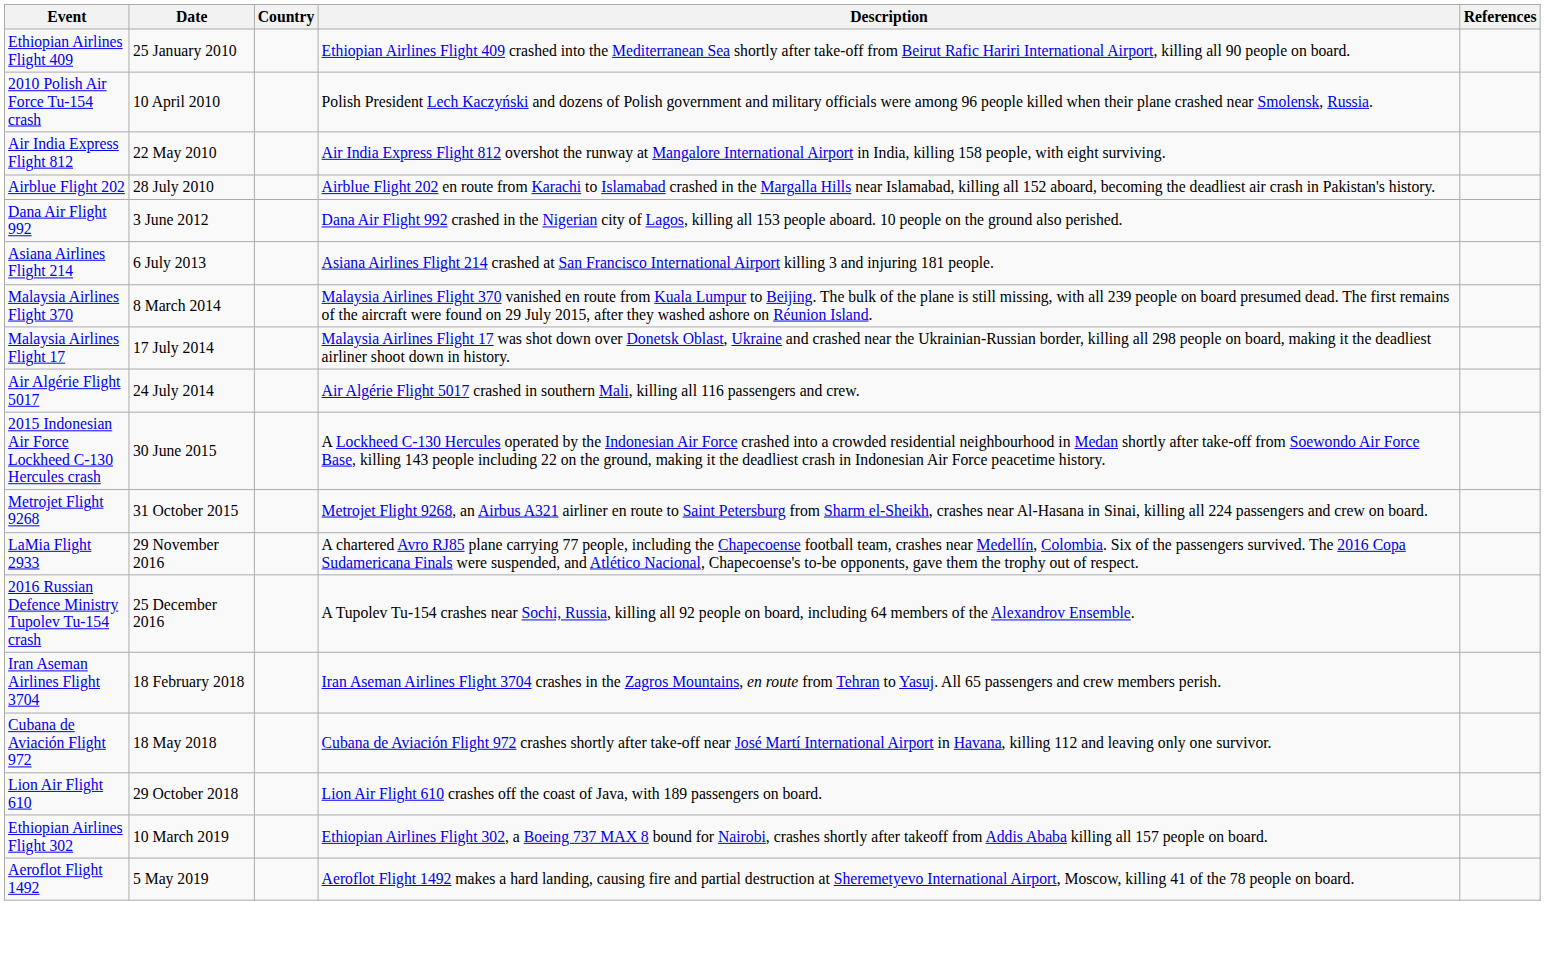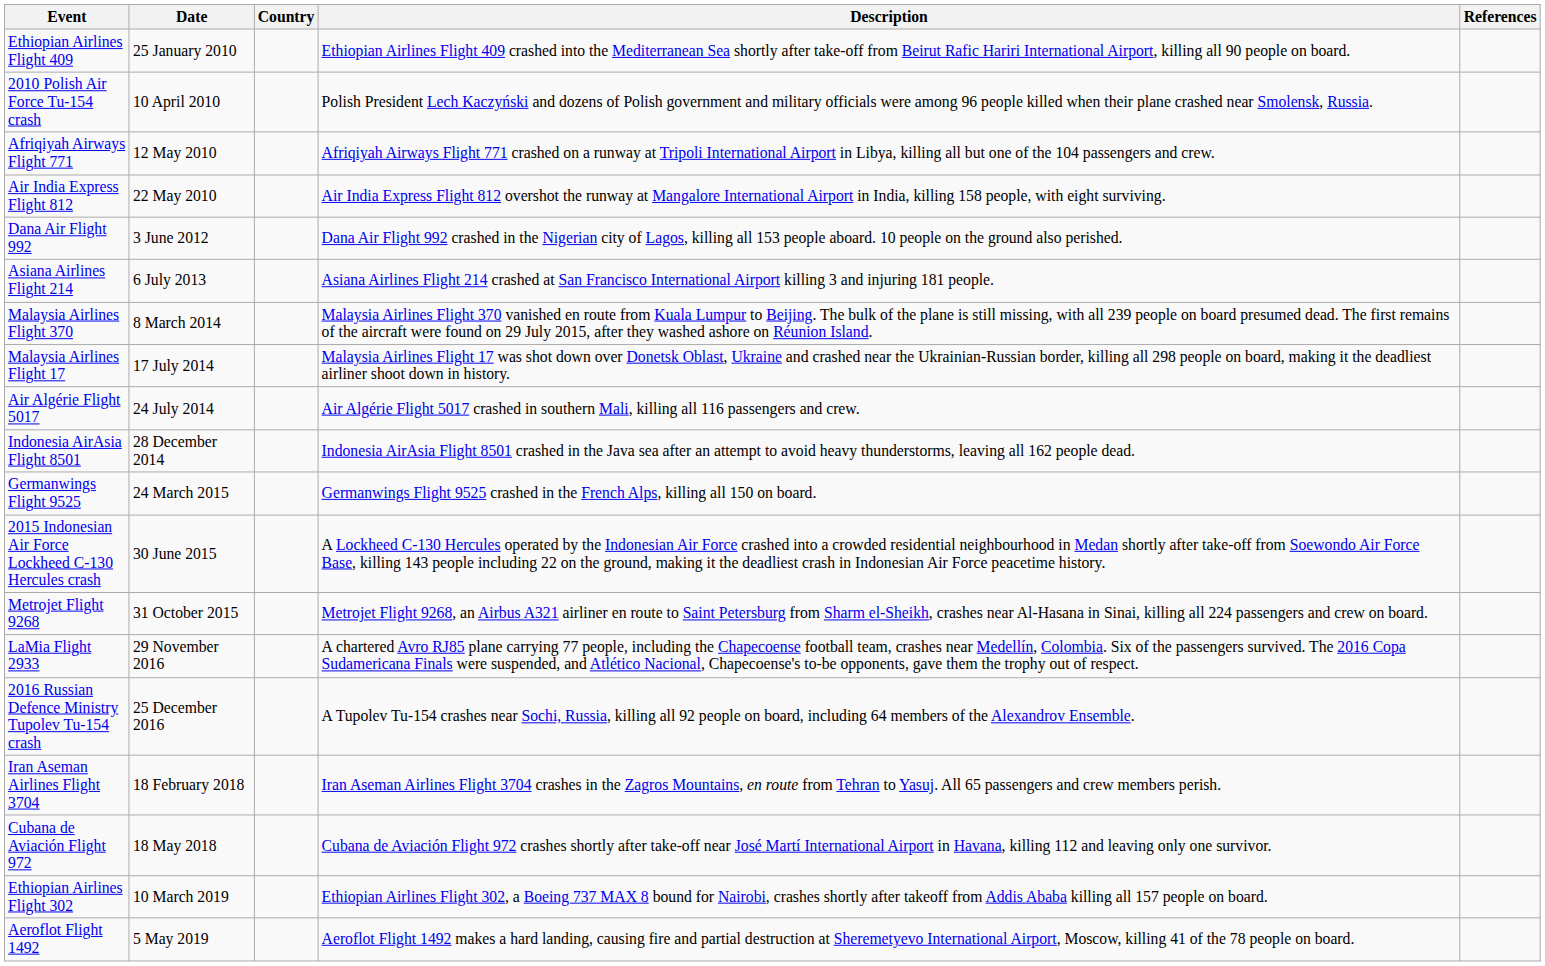+ row: (67, 153)
- row: (66, 186)
+ row: (65, 450)
+ row: (52, 493)
- row: (56, 794)
